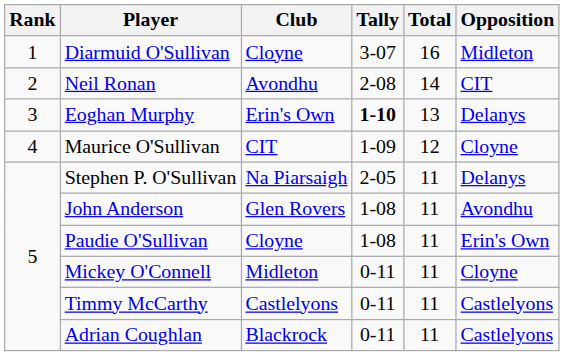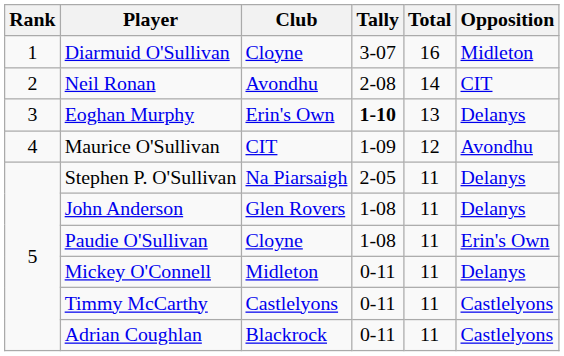(489, 146) Cloyne -> (497, 146) Avondhu
(497, 209) Avondhu -> (493, 209) Delanys
(489, 271) Cloyne -> (493, 271) Delanys
